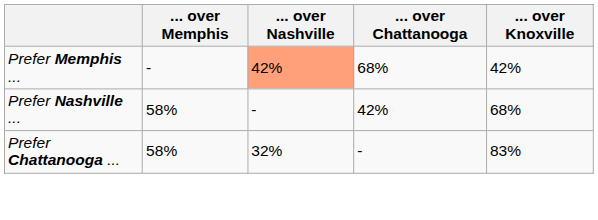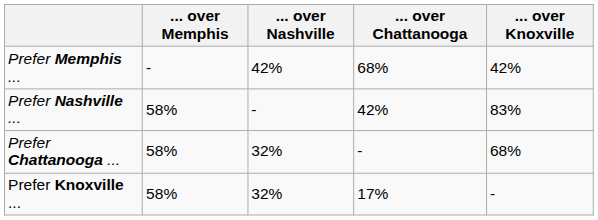(267, 67) lightsalmon background -> (267, 67) no background
(506, 109) 68% -> (506, 109) 83%
(506, 151) 83% -> (506, 151) 68%
+ row: (66, 193)
